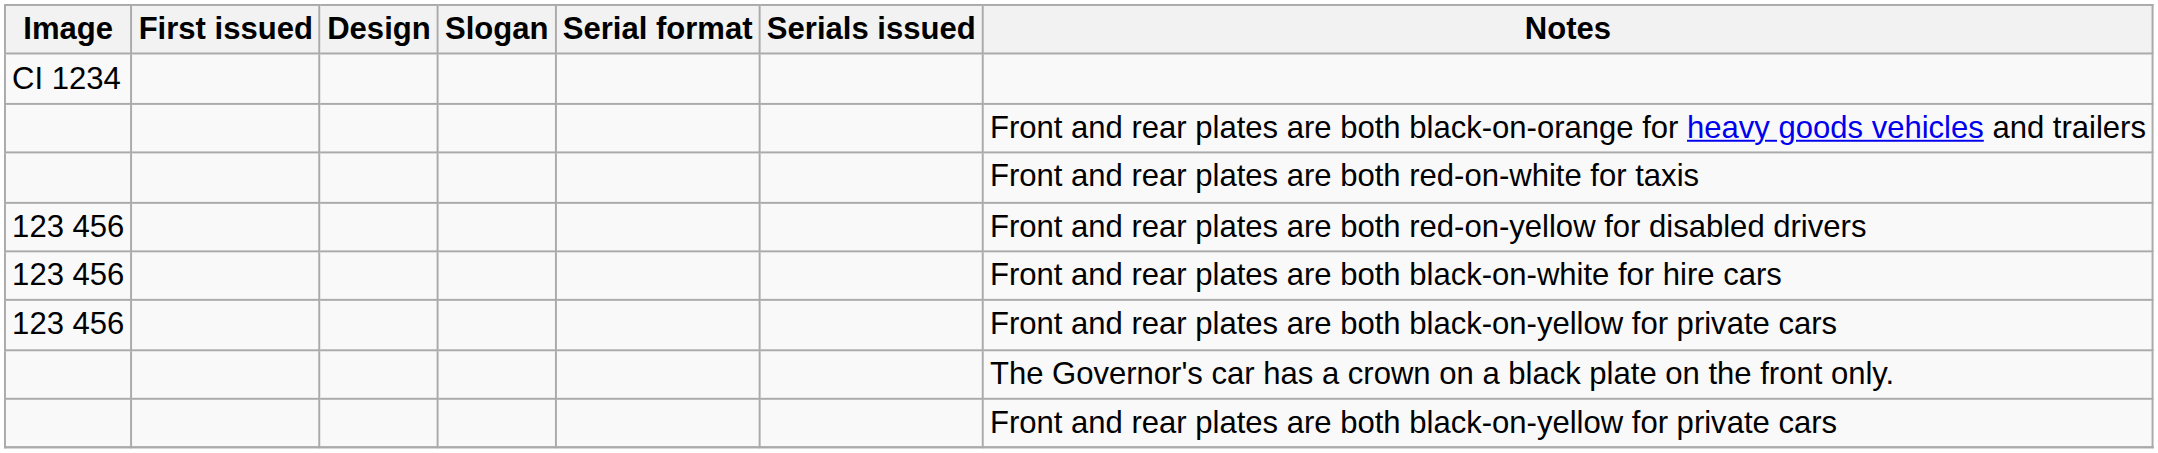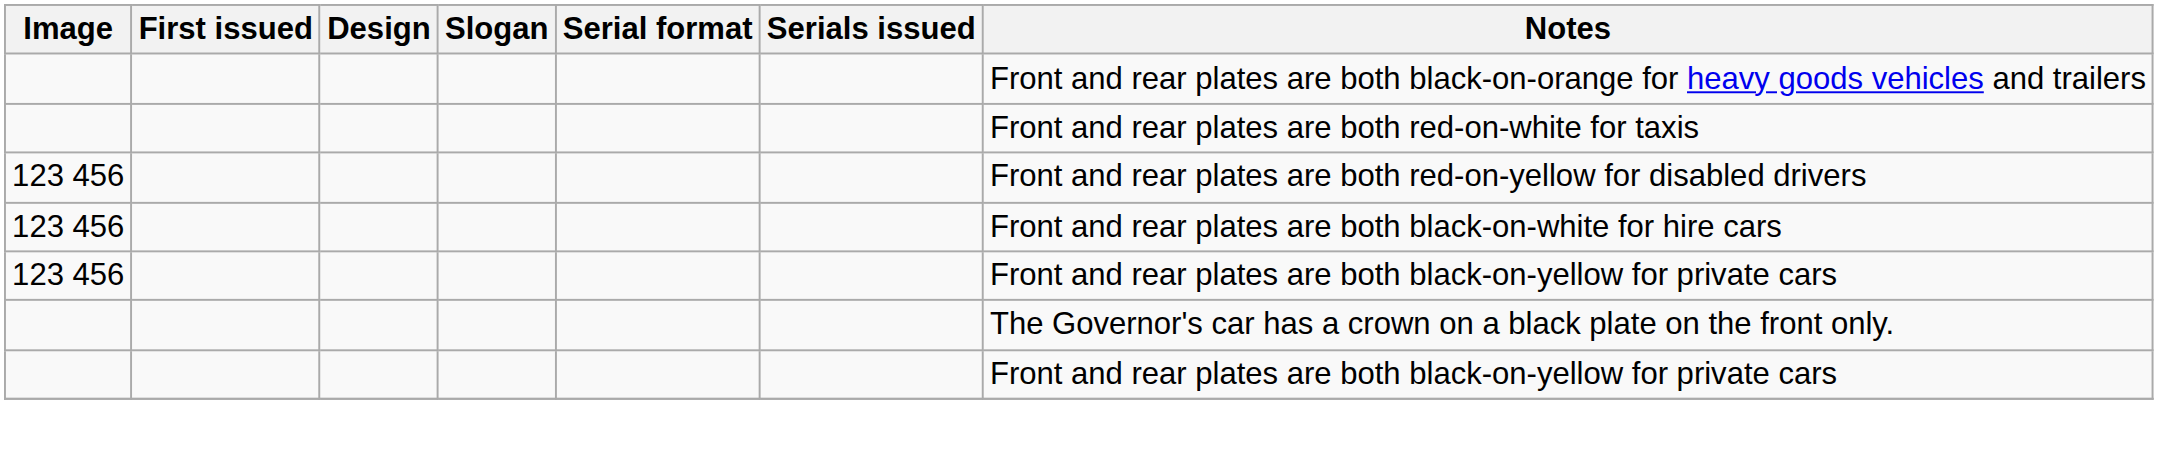- row: (68, 79)
